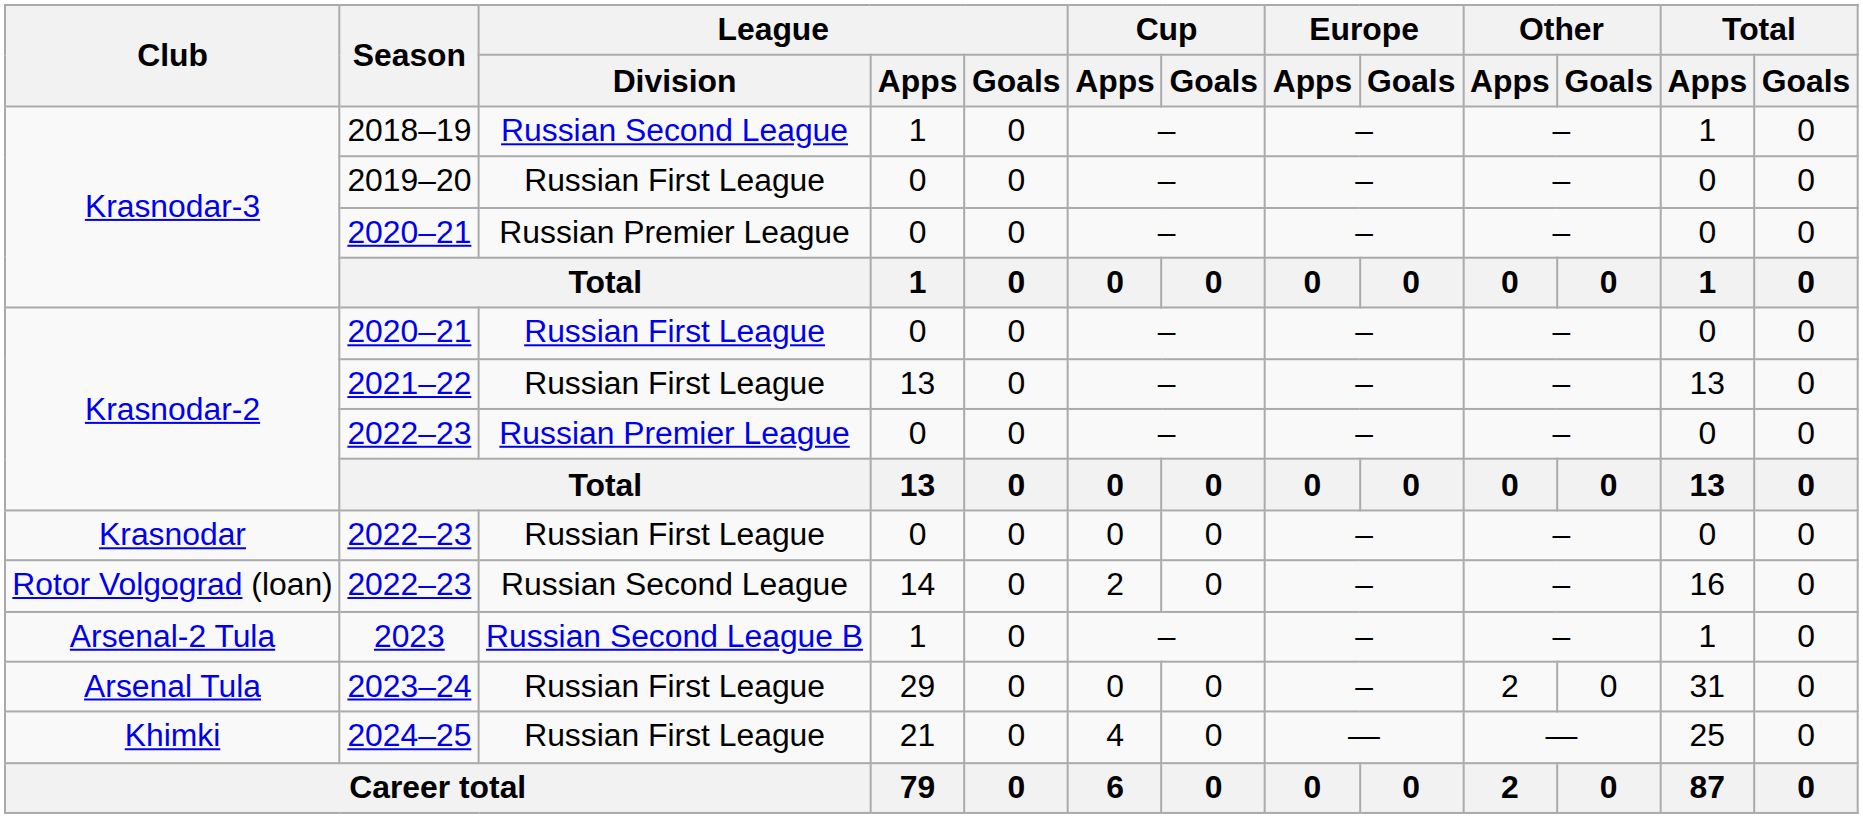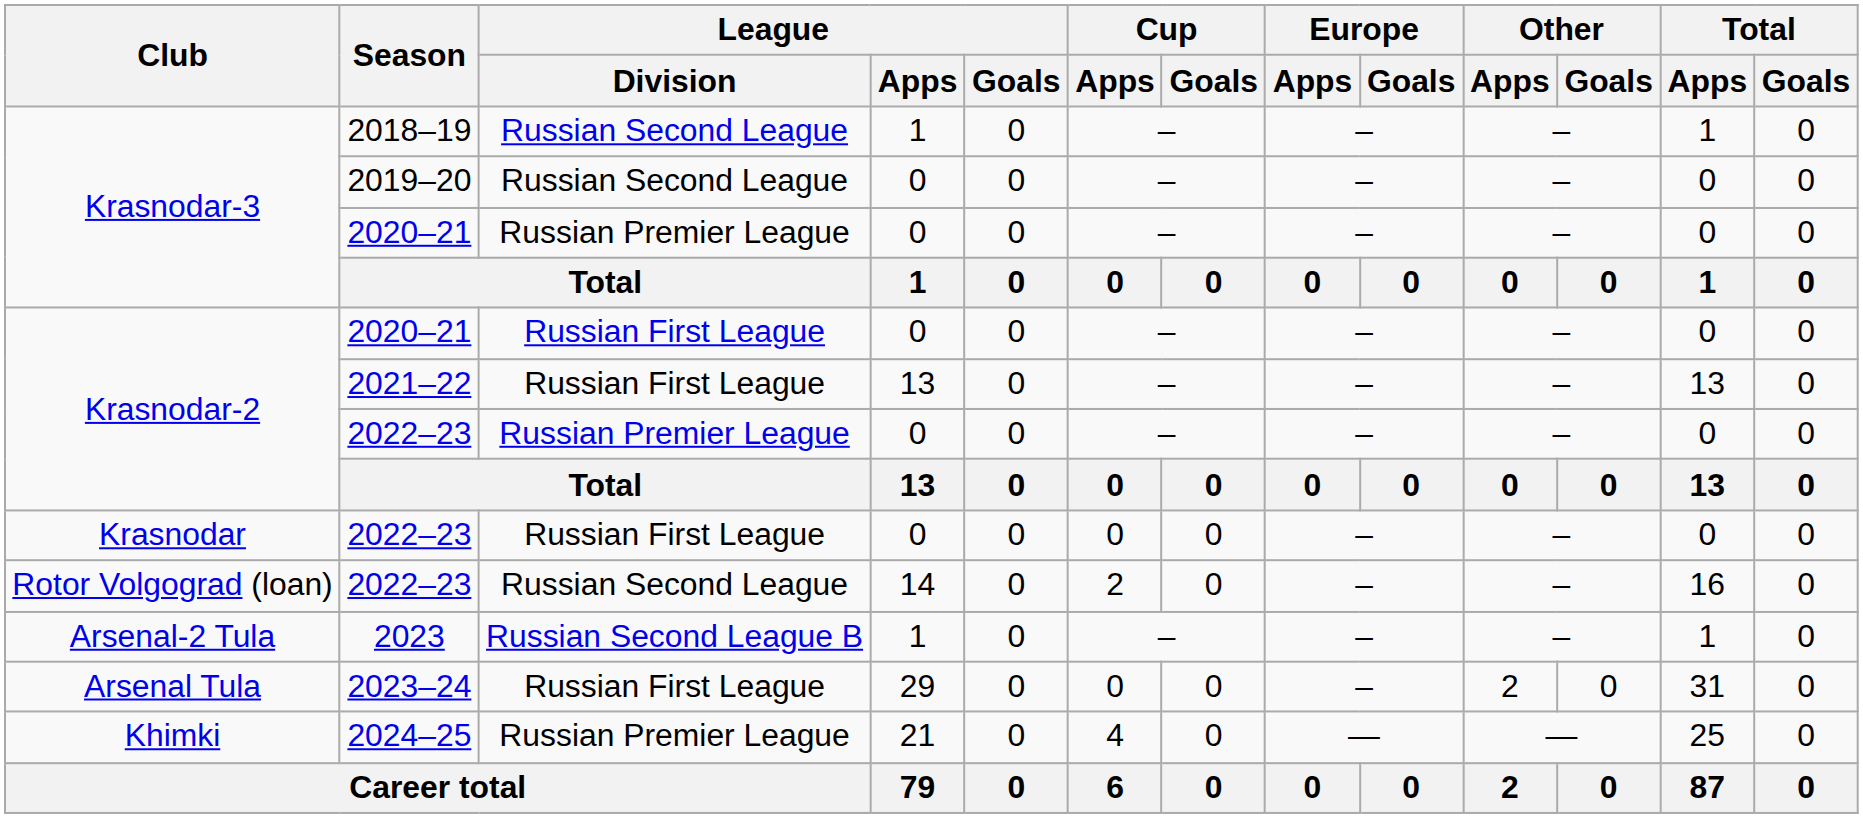(675, 181) Russian First League -> (675, 181) Russian Second League
(675, 736) Russian First League -> (675, 736) Russian Premier League
